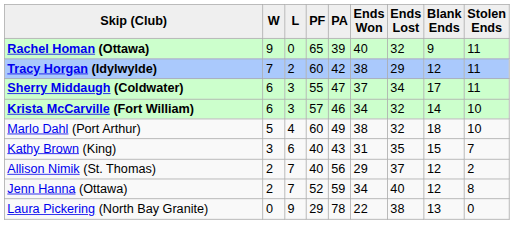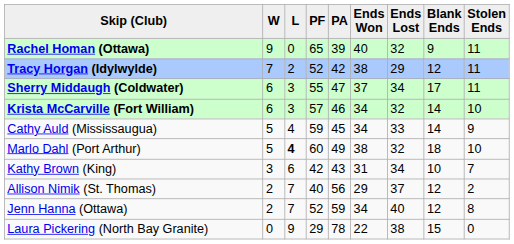(316, 68) 60 -> (316, 68) 52
+ row: (82, 128)
(291, 128) normal -> (291, 149) bold
(316, 149) 40 -> (316, 169) 42
(397, 149) 35 -> (397, 169) 34
(434, 149) 15 -> (434, 169) 10
(434, 209) 13 -> (434, 229) 15
